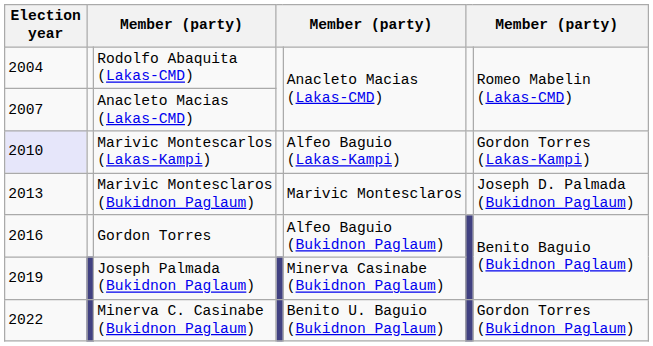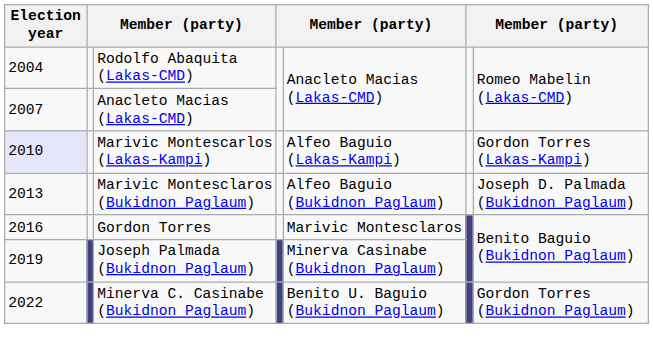(374, 194) Marivic Montesclaros -> (366, 194) Alfeo Baguio (Bukidnon Paglaum)
(366, 236) Alfeo Baguio (Bukidnon Paglaum) -> (374, 227) Marivic Montesclaros
